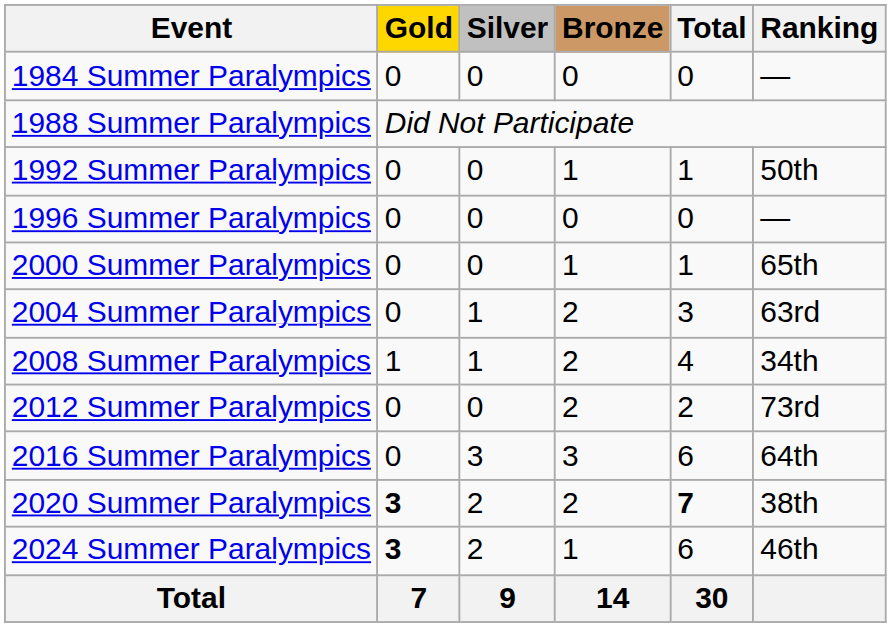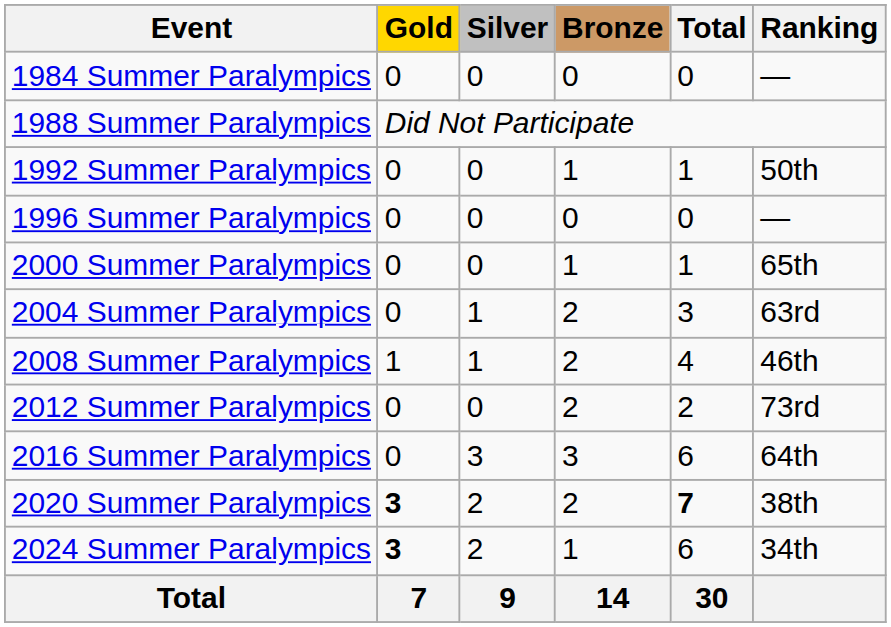(789, 360) 34th -> (789, 360) 46th
(789, 550) 46th -> (789, 550) 34th
